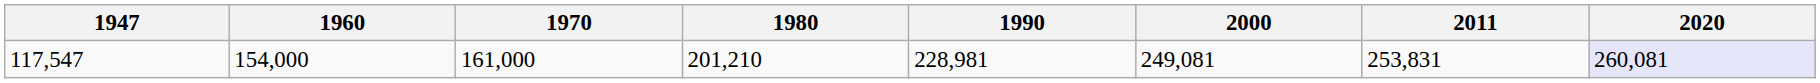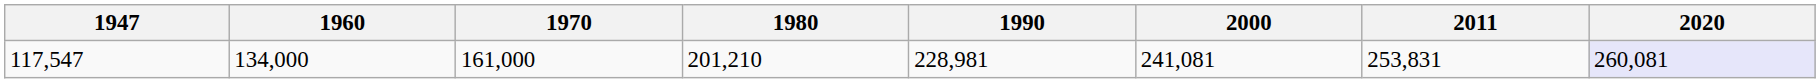(271, 58) 154,000 -> (271, 58) 134,000
(1178, 58) 249,081 -> (1178, 58) 241,081
